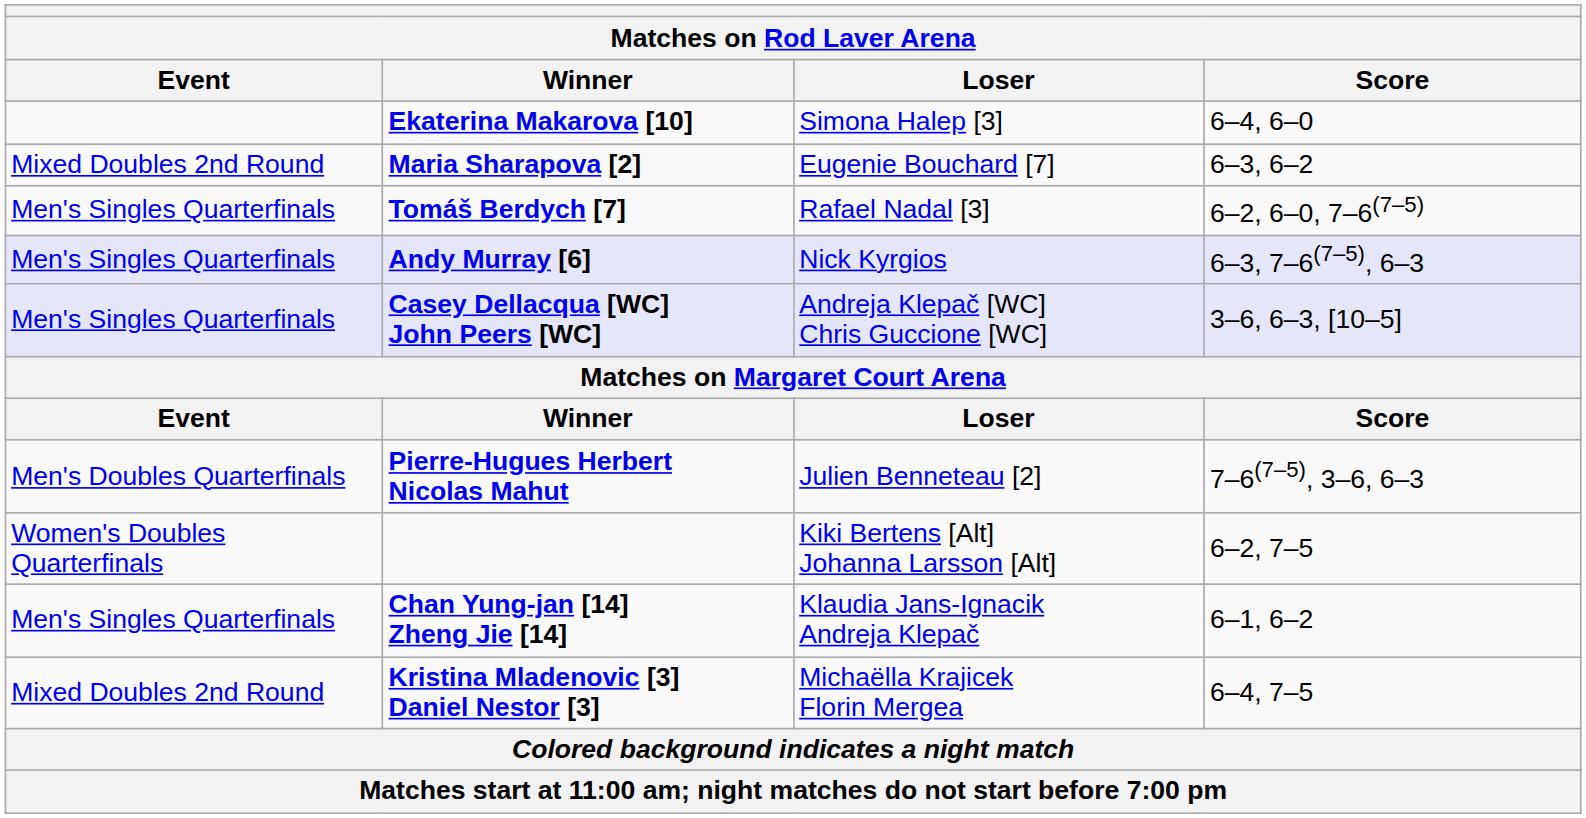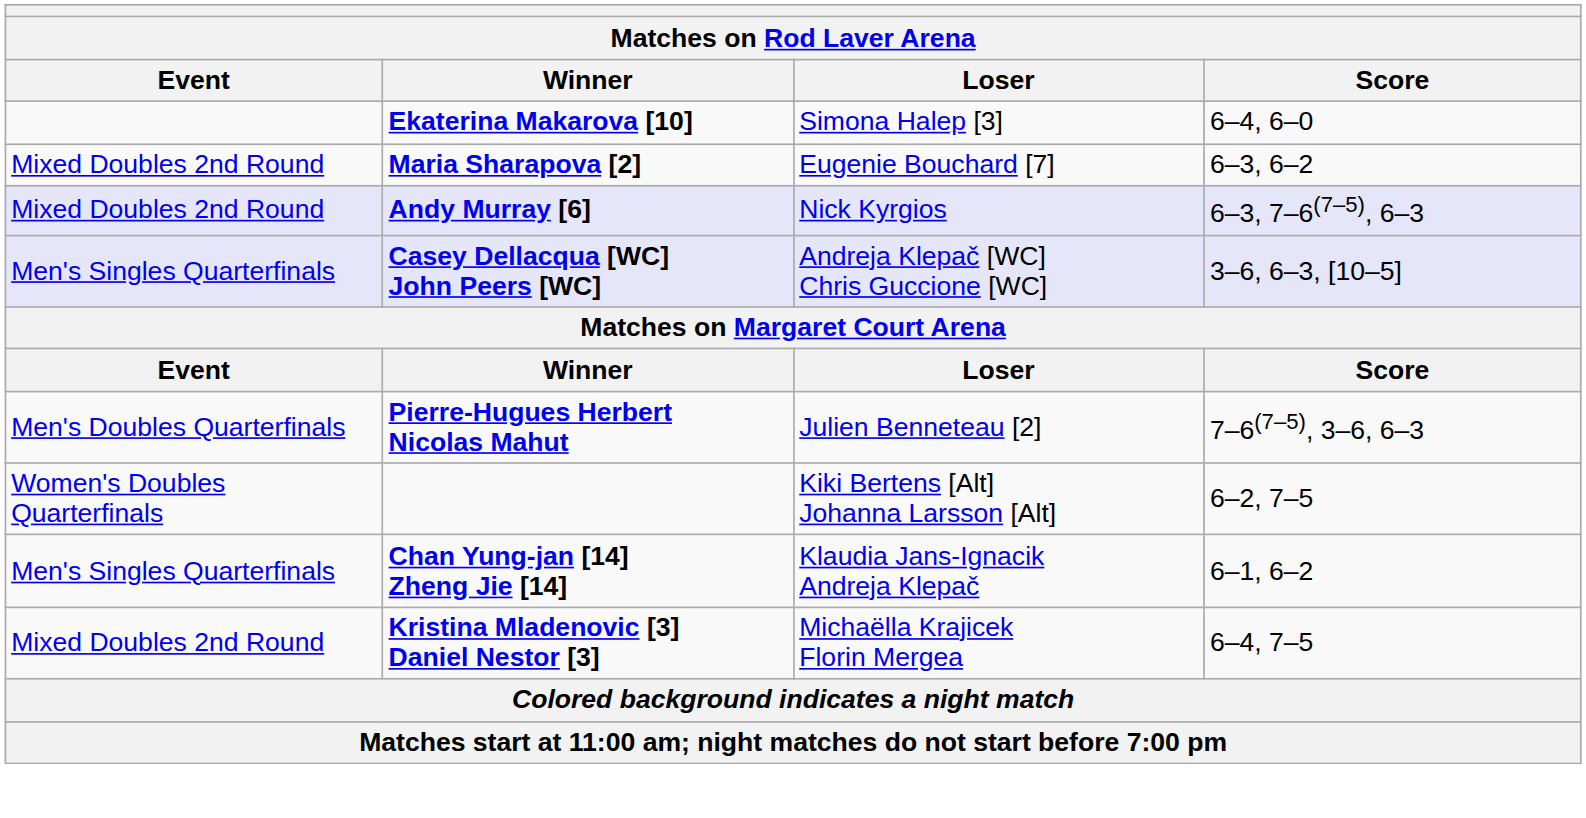- row: (507, 209)
(173, 259) Men's Singles Quarterfinals -> (168, 209) Mixed Doubles 2nd Round
